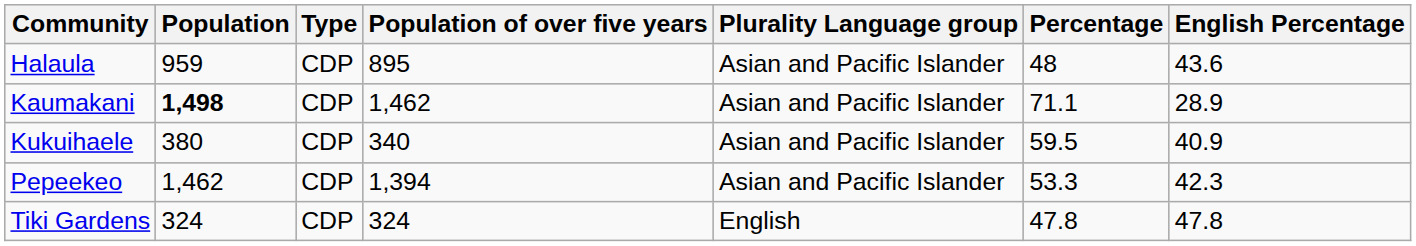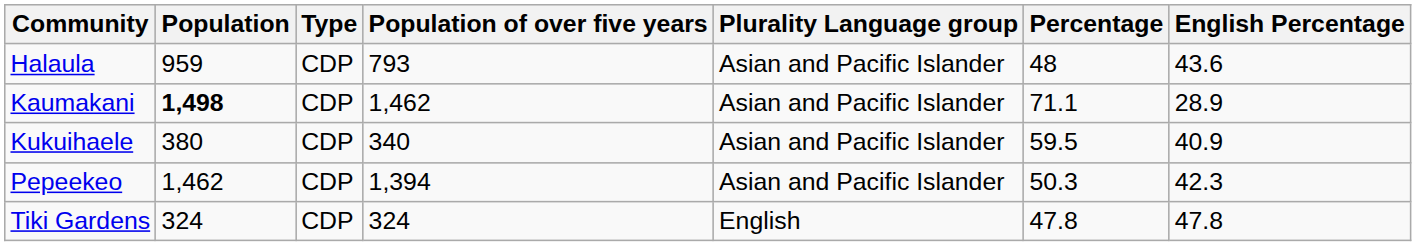(389, 63) 895 -> (389, 63) 793
(1054, 181) 53.3 -> (1054, 181) 50.3
